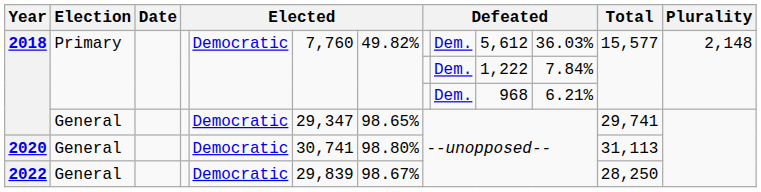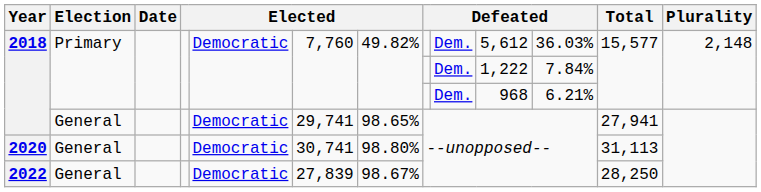(325, 122) 29,347 -> (325, 122) 29,741
(630, 122) 29,741 -> (630, 122) 27,941
(325, 174) 29,839 -> (325, 174) 27,839
